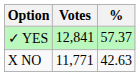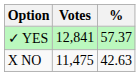(75, 60) 11,771 -> (75, 60) 11,475
